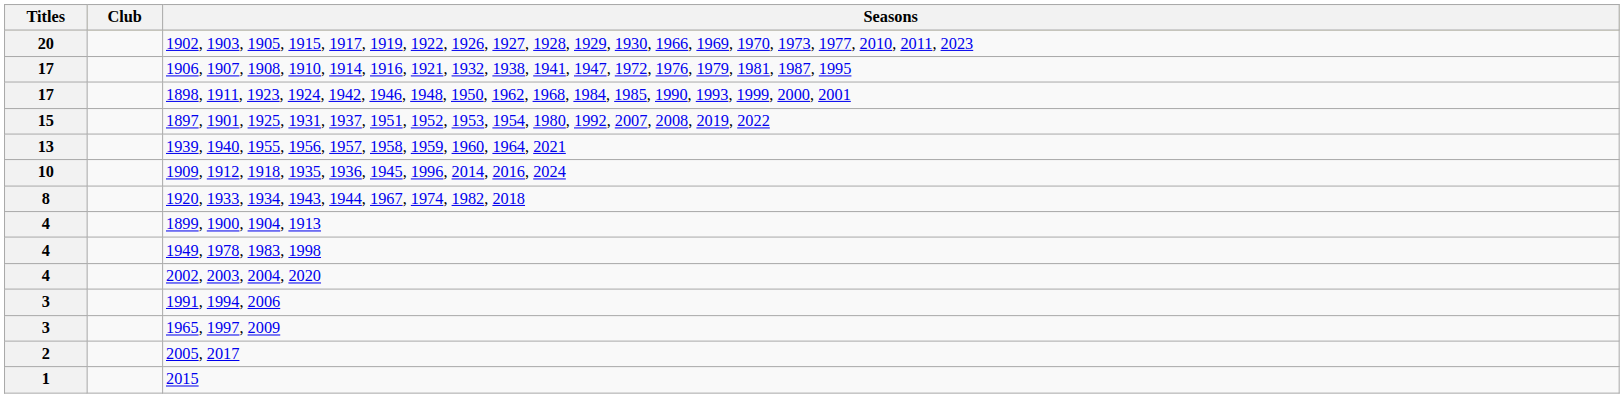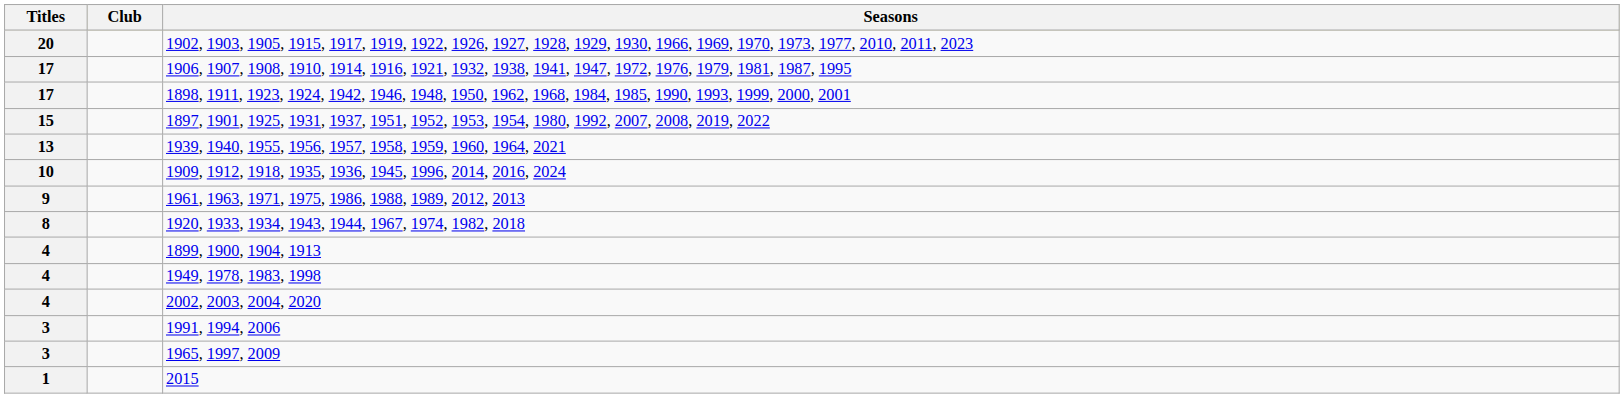+ row: (346, 198)
- row: (203, 353)
